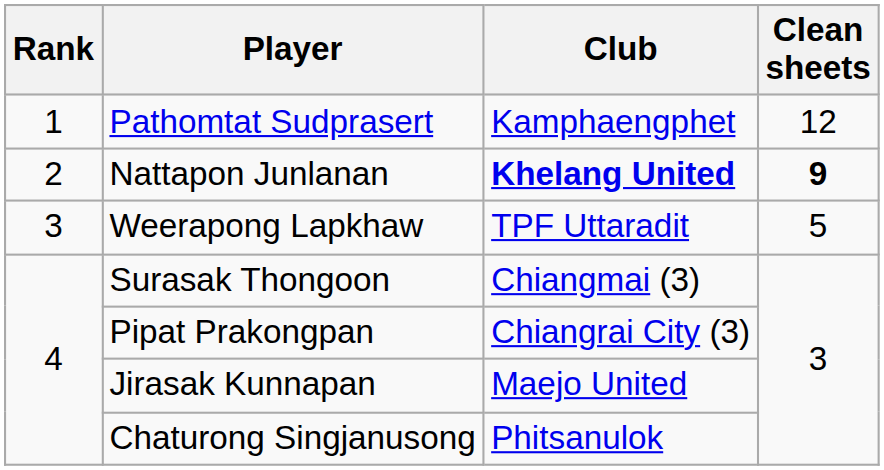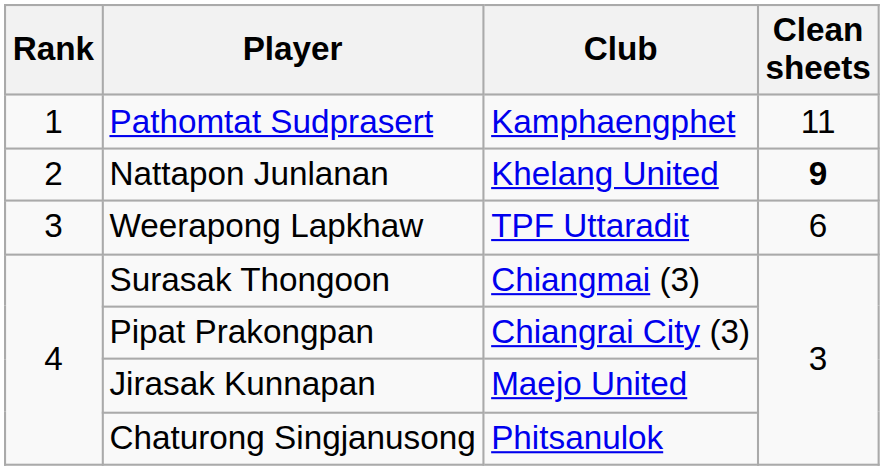(818, 121) 12 -> (818, 121) 11
(613, 173) bold -> (605, 173) normal
(818, 226) 5 -> (818, 226) 6
